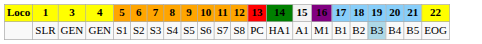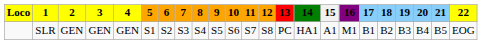+ column: (72, 13)
(377, 30) lightblue background -> (405, 30) no background
